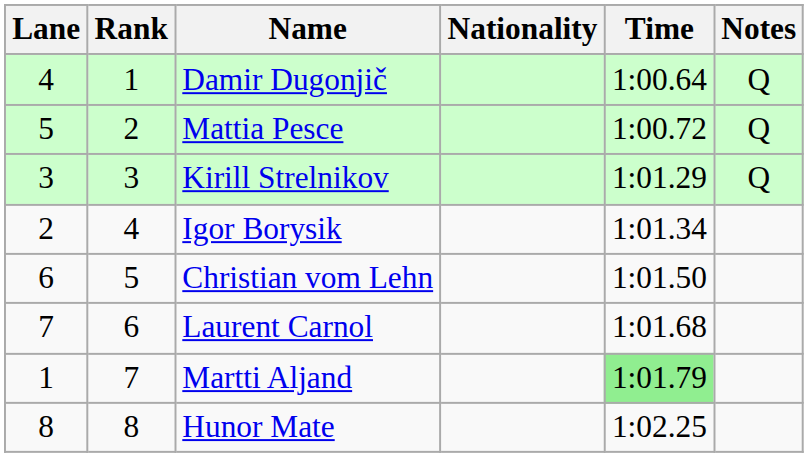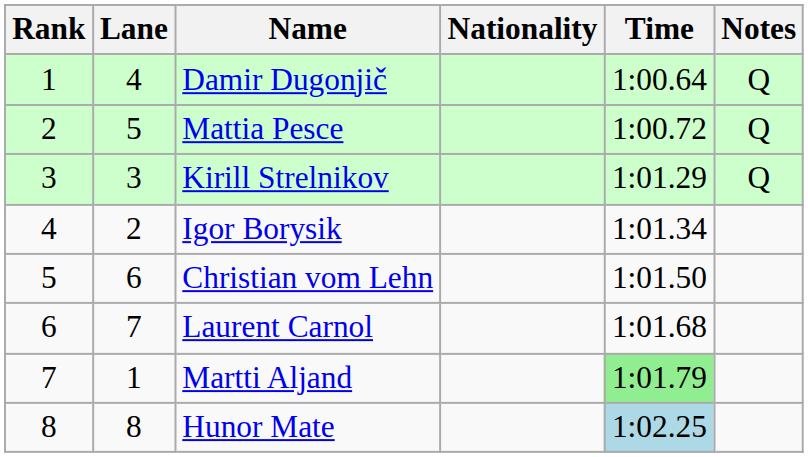columns swapped: (131, 29) <-> (46, 29)
(659, 427) no background -> (659, 427) lightblue background
